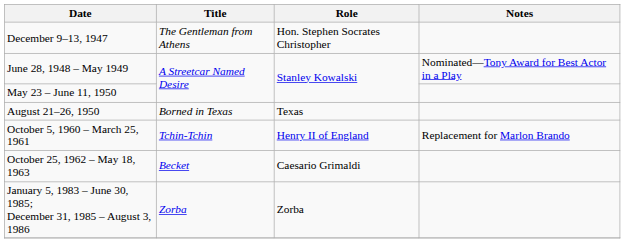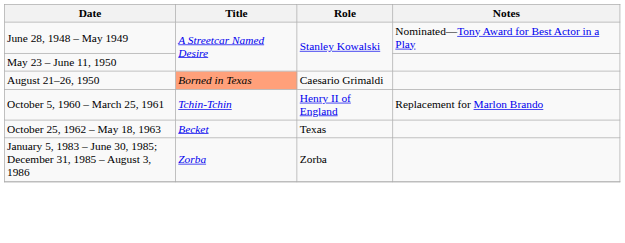- row: (57, 37)
(196, 111) no background -> (215, 80) lightsalmon background
(290, 111) Texas -> (342, 80) Caesario Grimaldi
(319, 166) Caesario Grimaldi -> (313, 129) Texas
